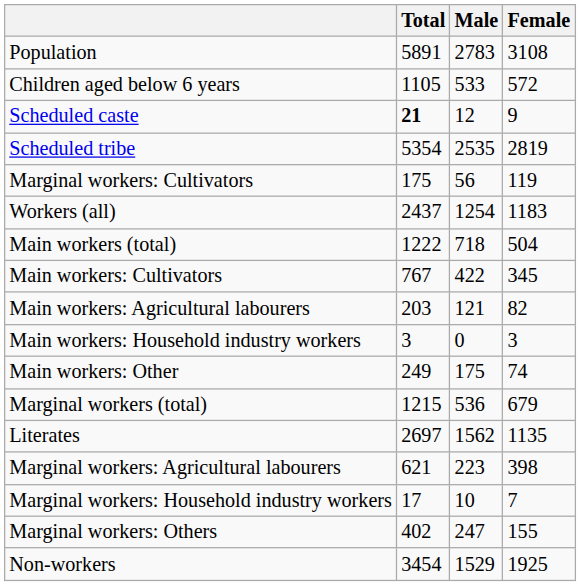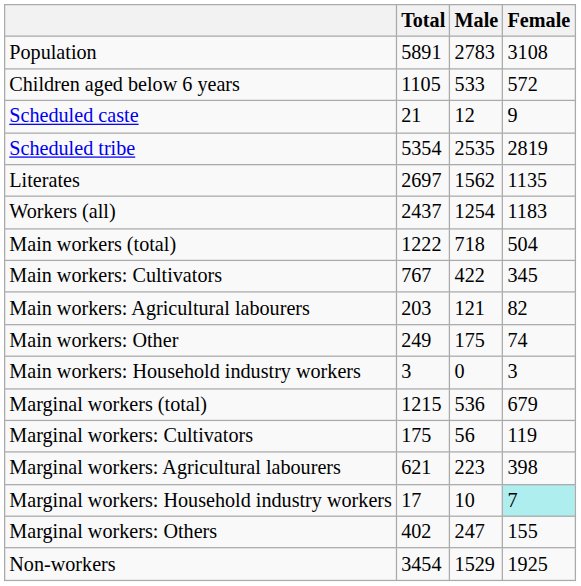(411, 116) bold -> (411, 116) normal
rows swapped: (45, 436) <-> (131, 180)
rows swapped: (185, 340) <-> (94, 372)
(513, 500) no background -> (513, 500) paleturquoise background
